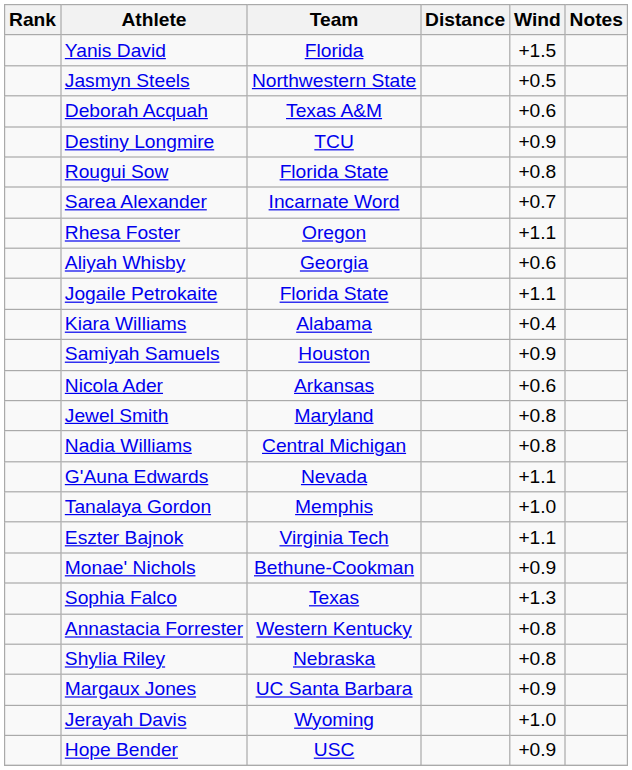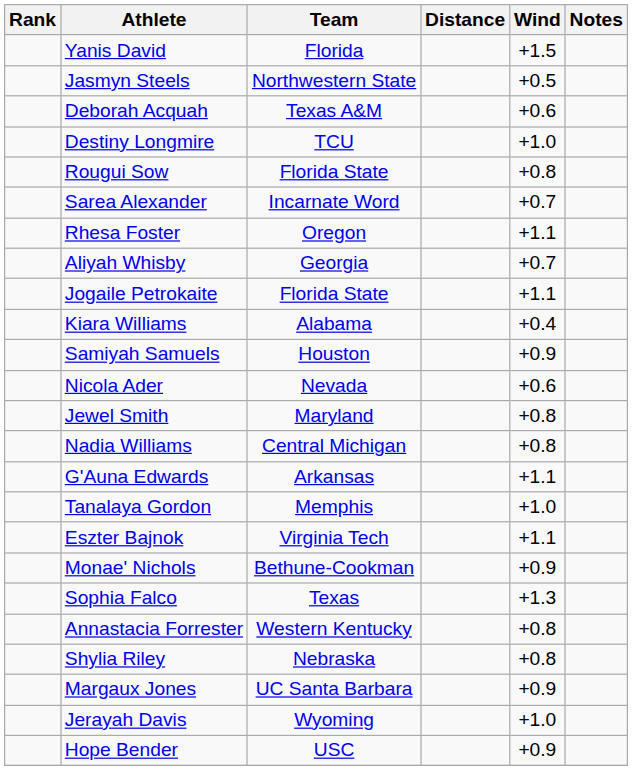(537, 141) +0.9 -> (537, 141) +1.0
(537, 263) +0.6 -> (537, 263) +0.7
(334, 385) Arkansas -> (334, 385) Nevada
(334, 476) Nevada -> (334, 476) Arkansas
